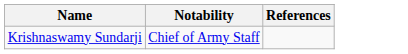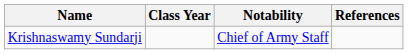+ column: (179, 15)
